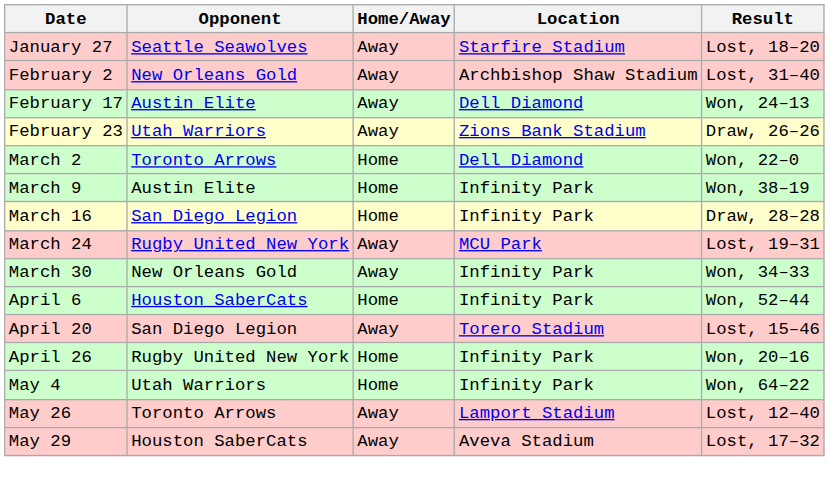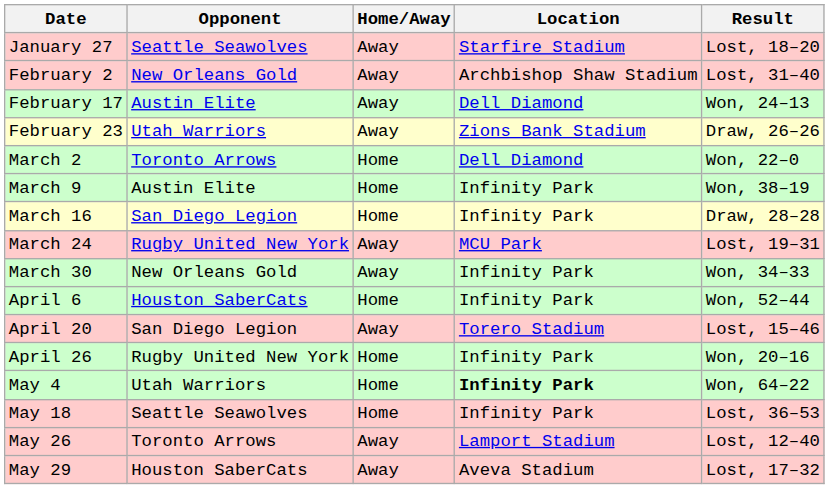(526, 385) normal -> (526, 385) bold
+ row: (40, 413)
